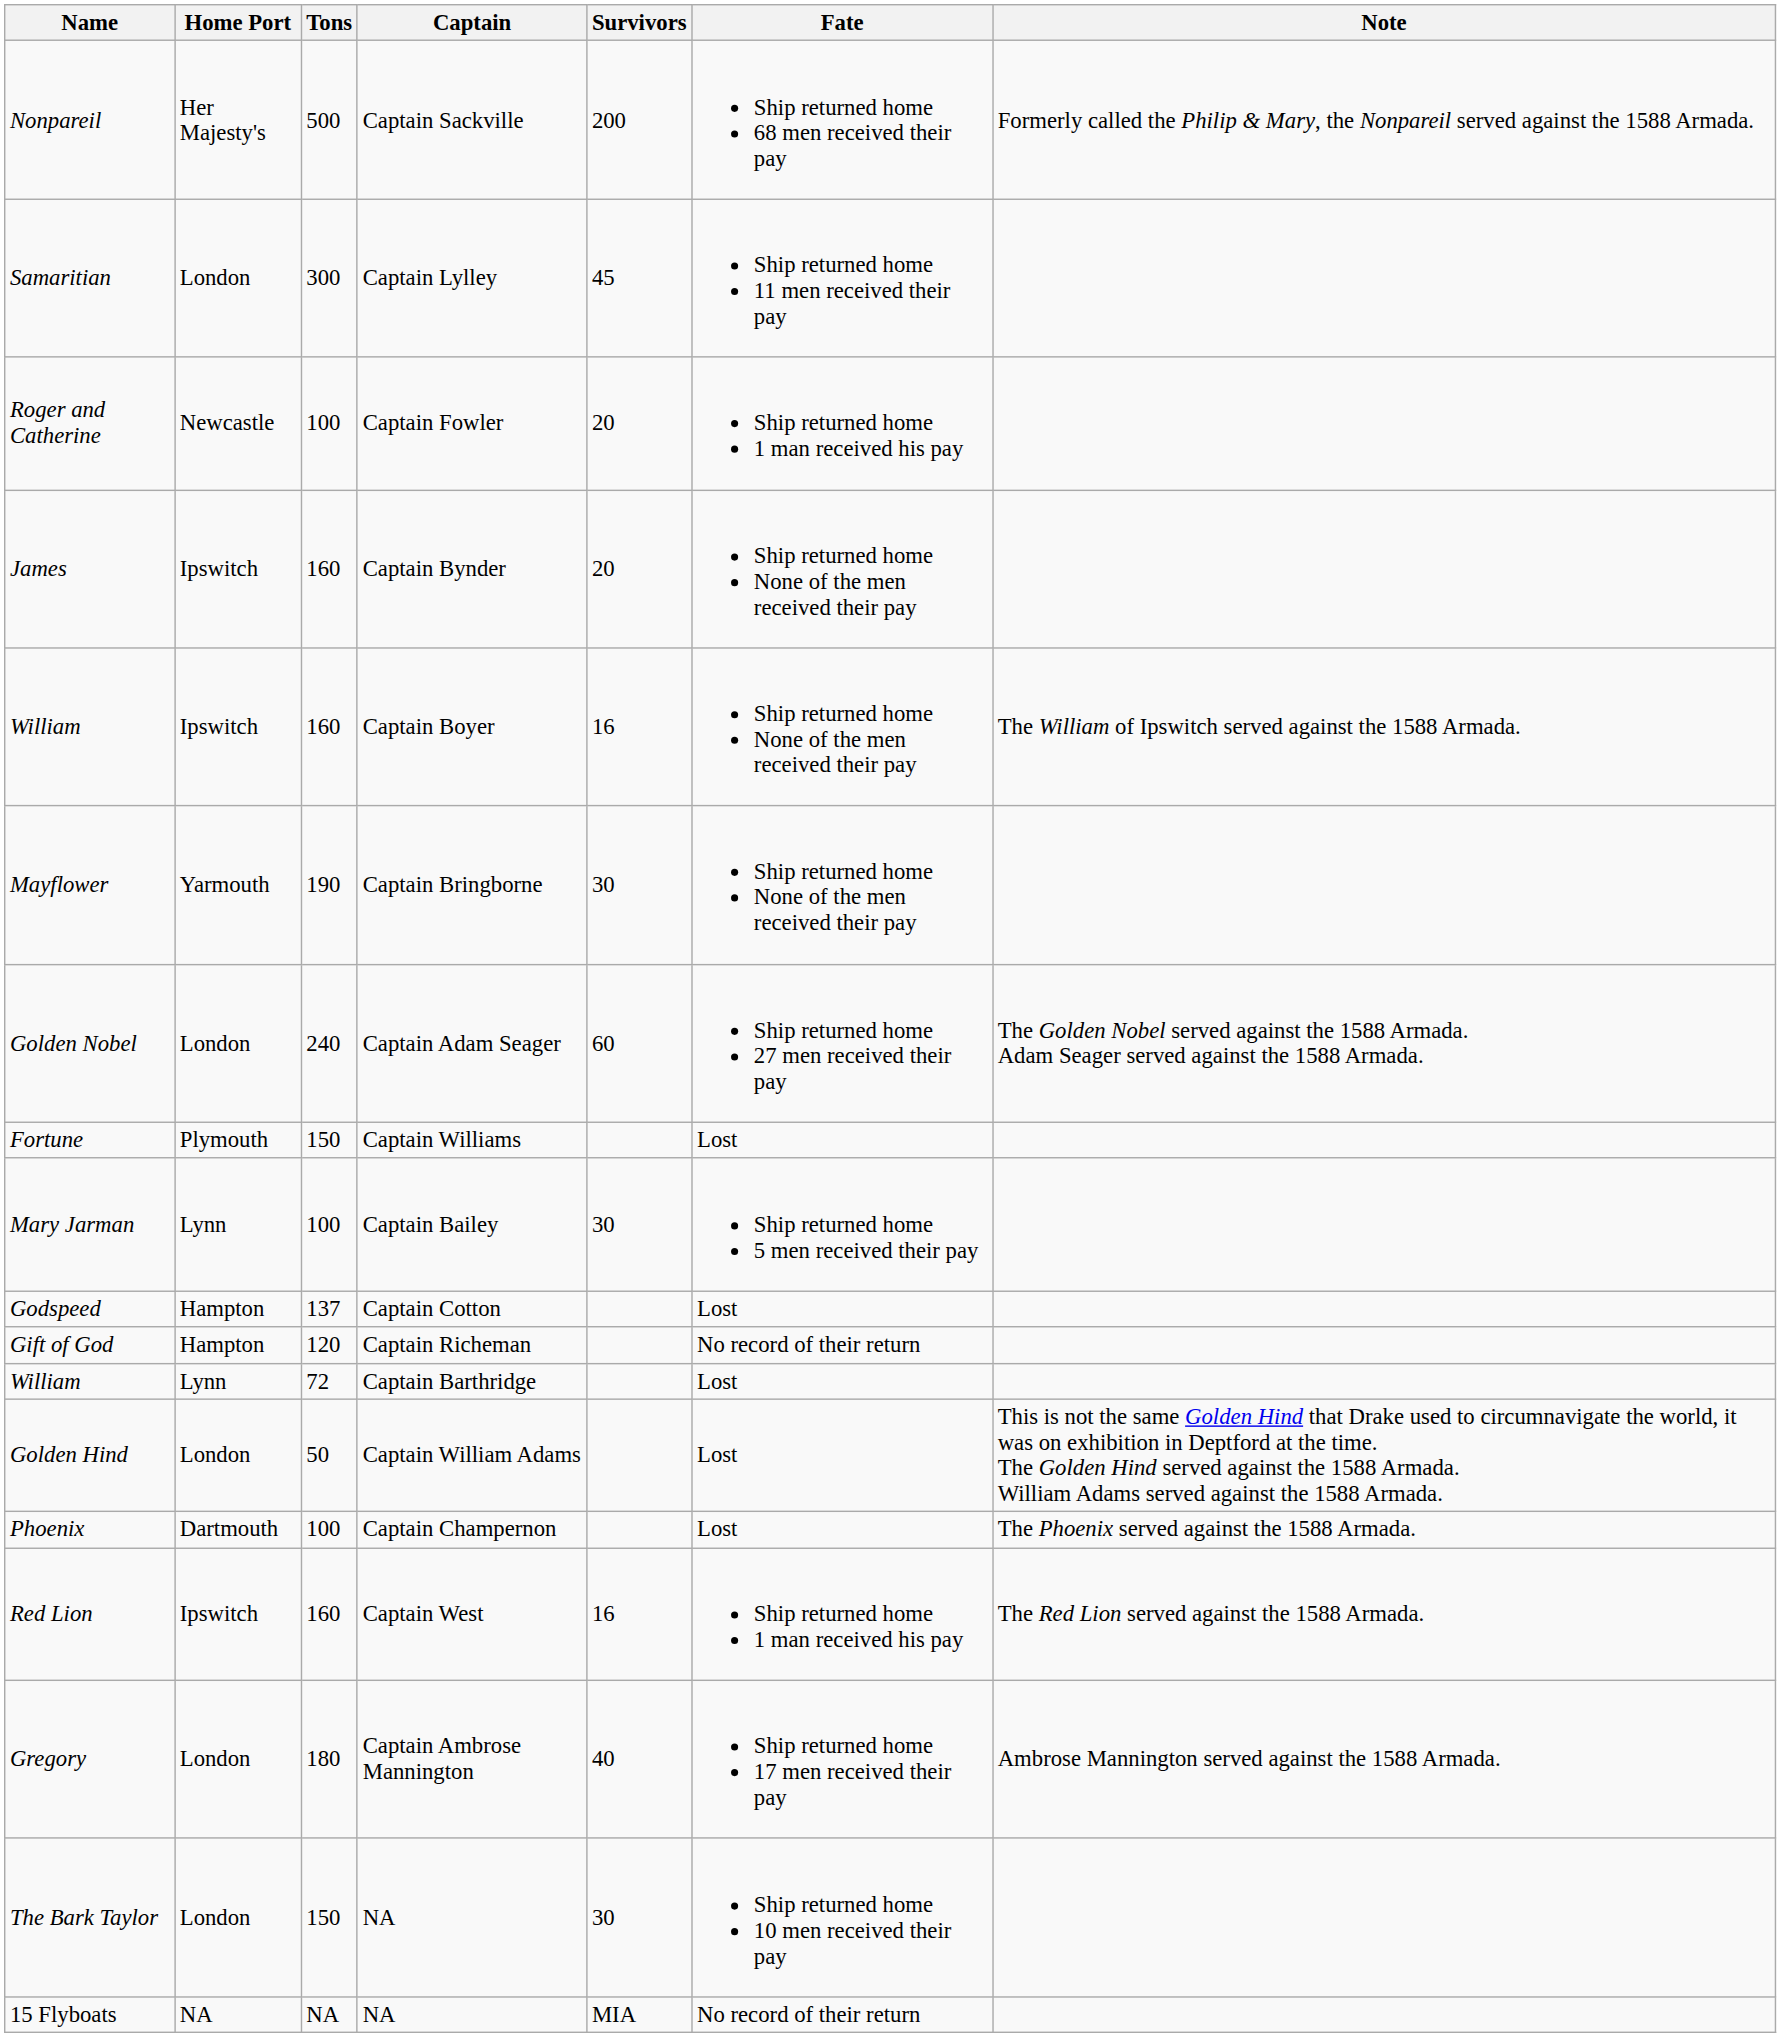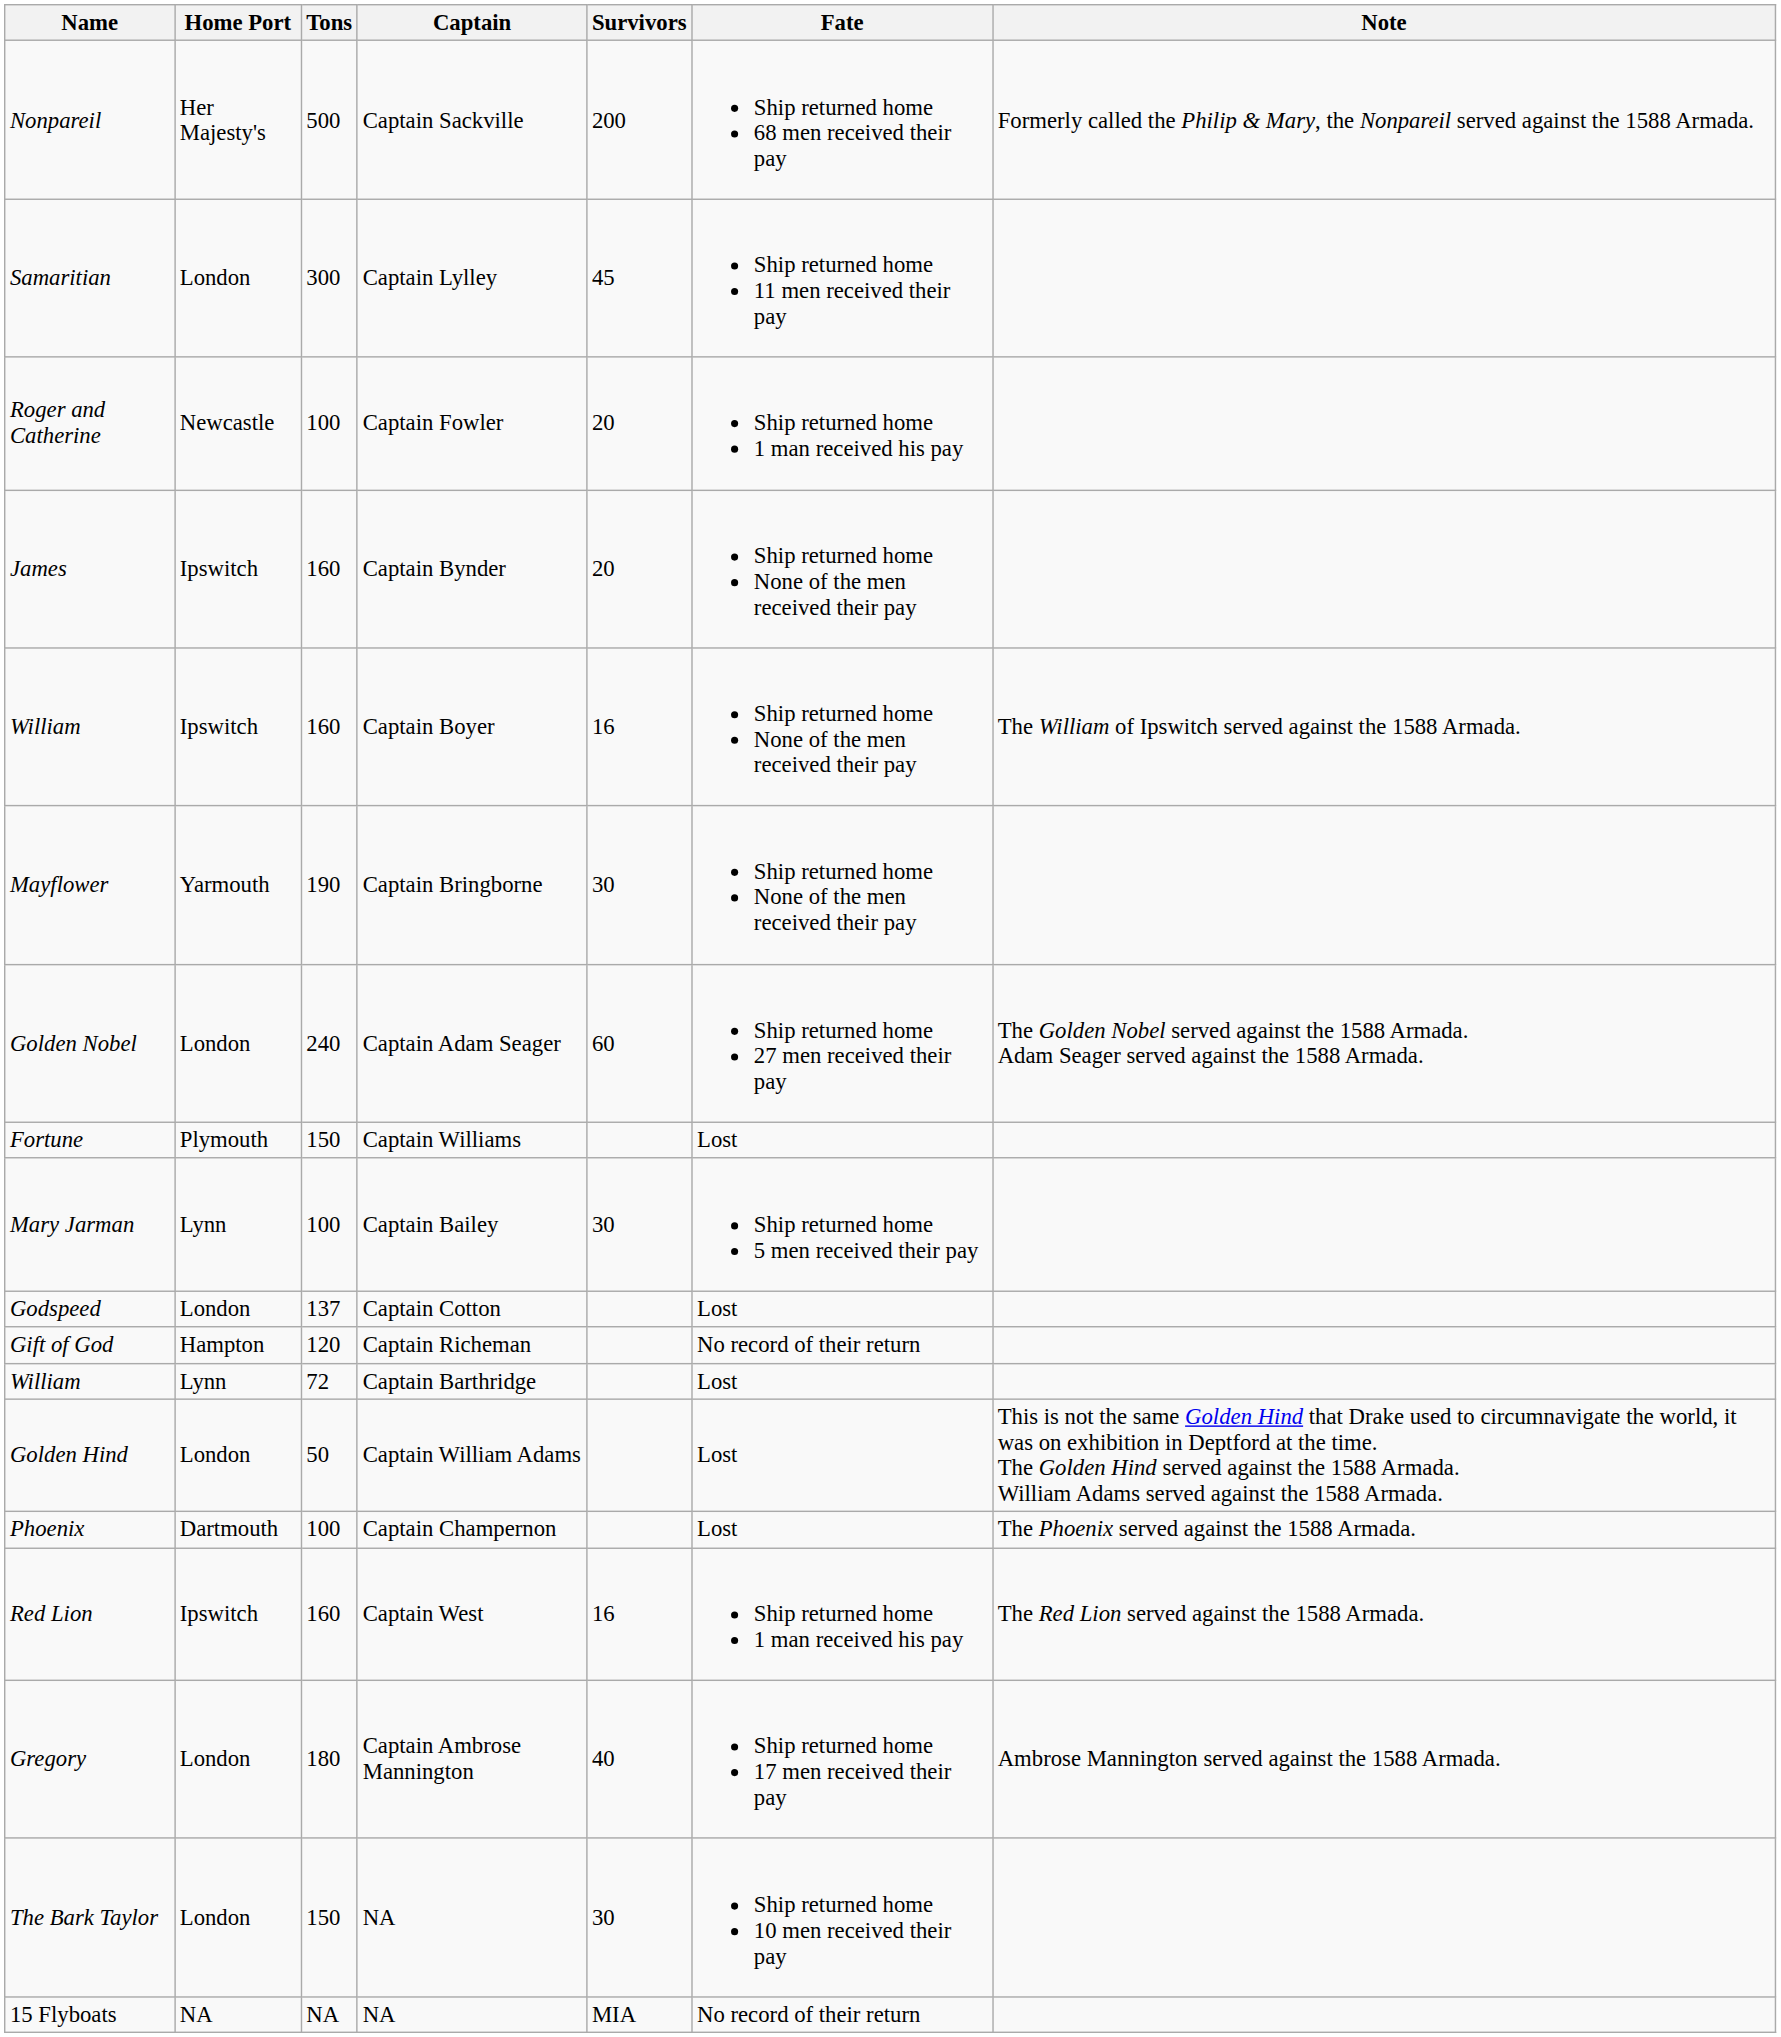(222, 1308) Hampton -> (215, 1308) London
